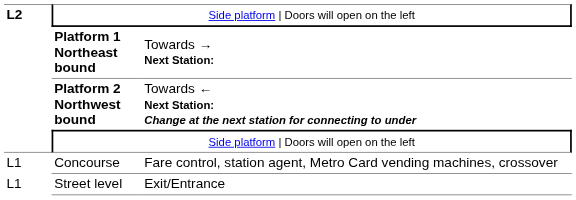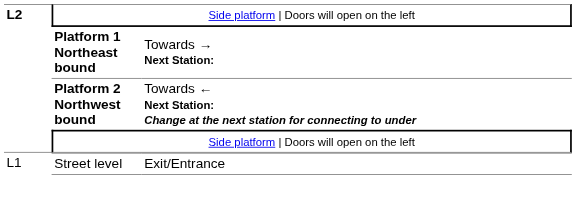- row: (87, 163)
